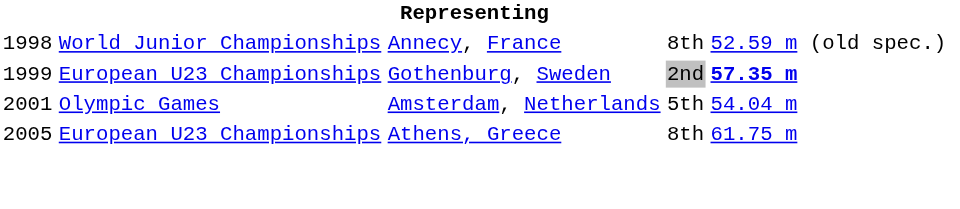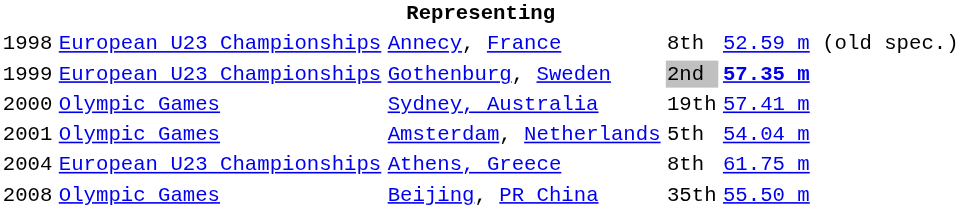(220, 44) World Junior Championships -> (220, 44) European U23 Championships
+ row: (493, 104)
(28, 135) 2005 -> (28, 165) 2004
+ row: (493, 195)
